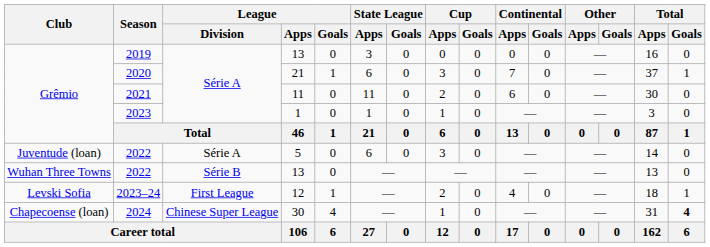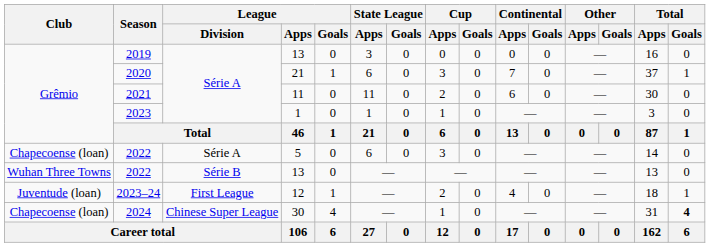(59, 152) Juventude (loan) -> (59, 152) Chapecoense (loan)
(59, 192) Levski Sofia -> (59, 192) Juventude (loan)
